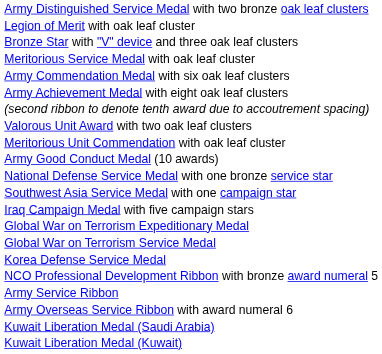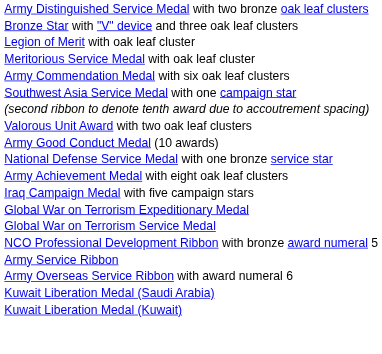rows swapped: (100, 25) <-> (151, 42)
rows swapped: (146, 92) <-> (150, 193)
- row: (145, 142)
- row: (85, 260)
